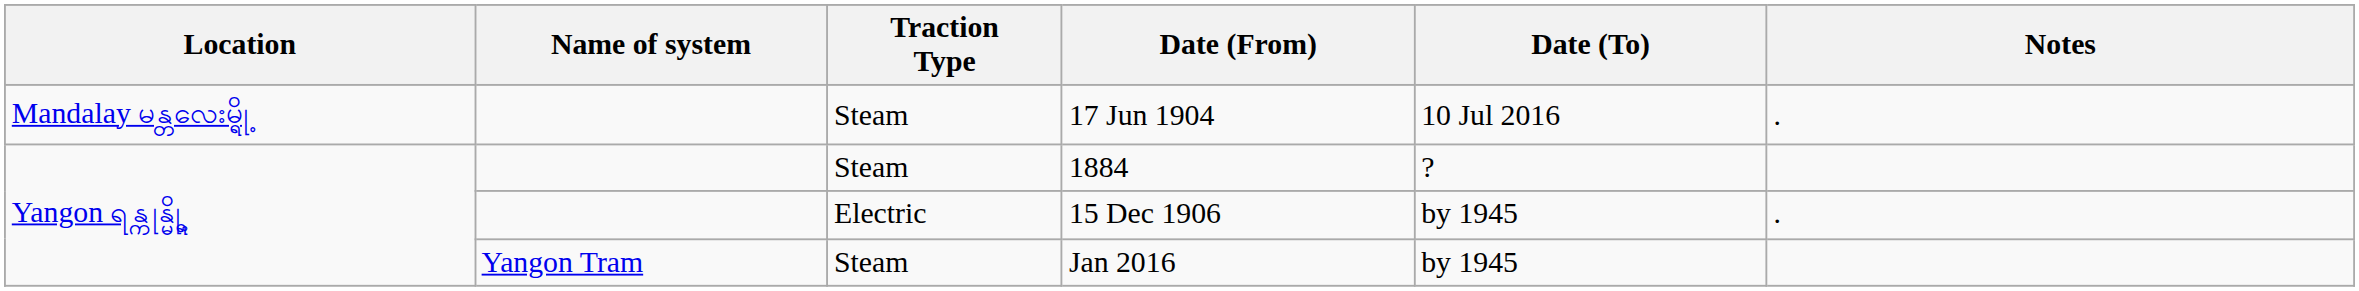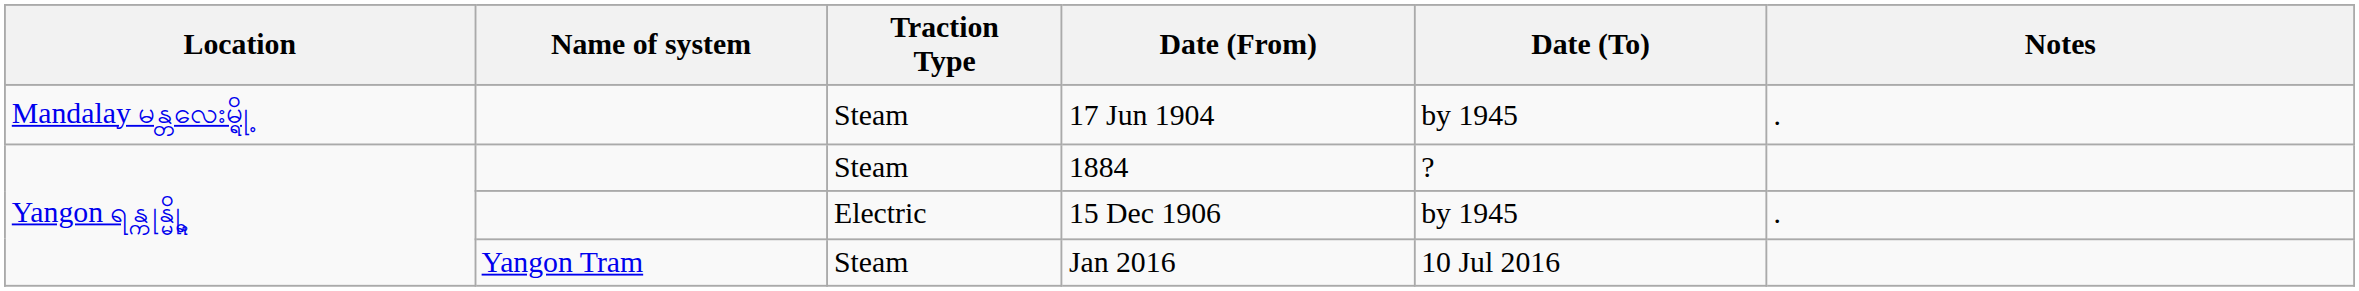(1491, 114) 10 Jul 2016 -> (1470, 114) by 1945
(1470, 261) by 1945 -> (1491, 261) 10 Jul 2016
